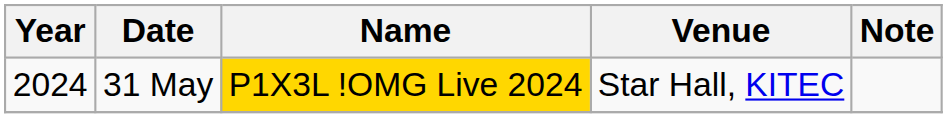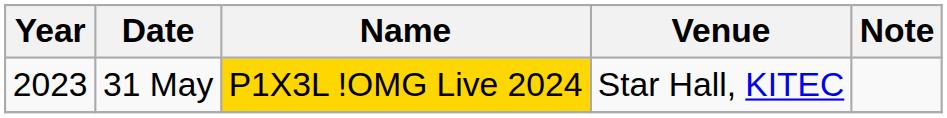(50, 84) 2024 -> (50, 84) 2023
